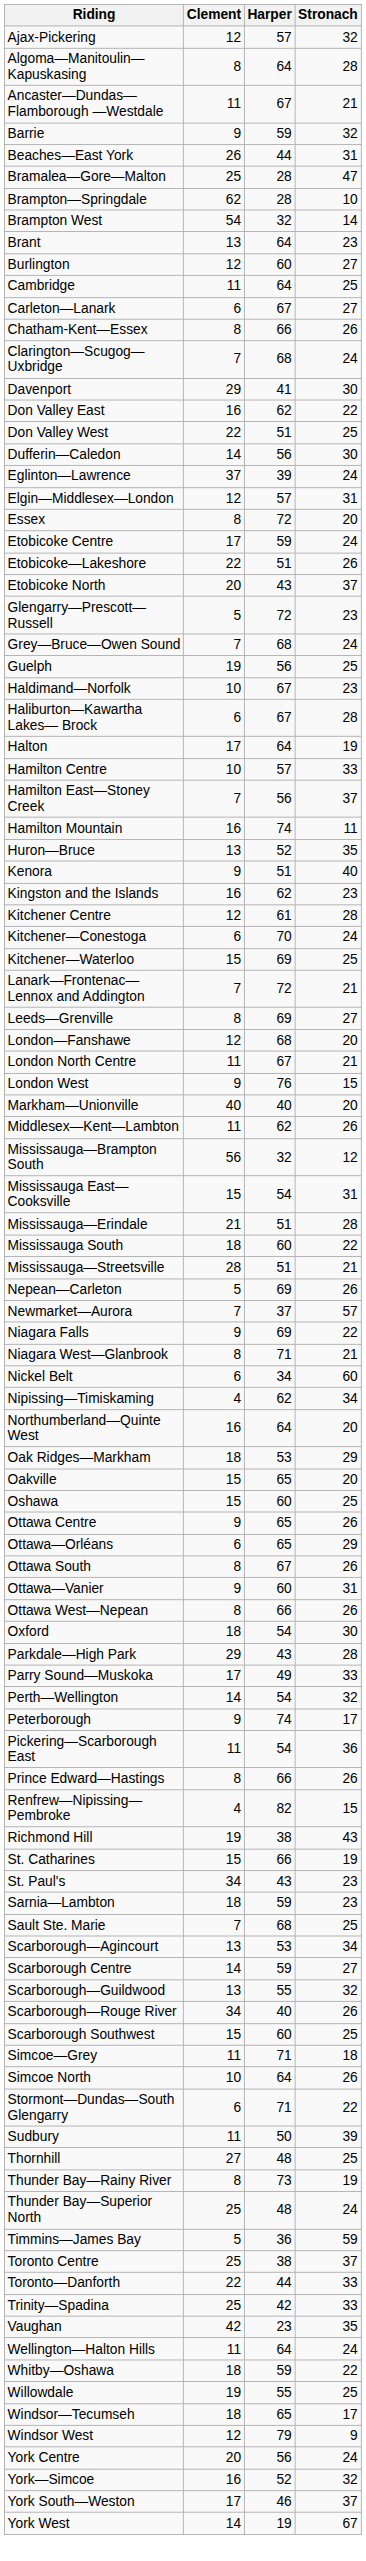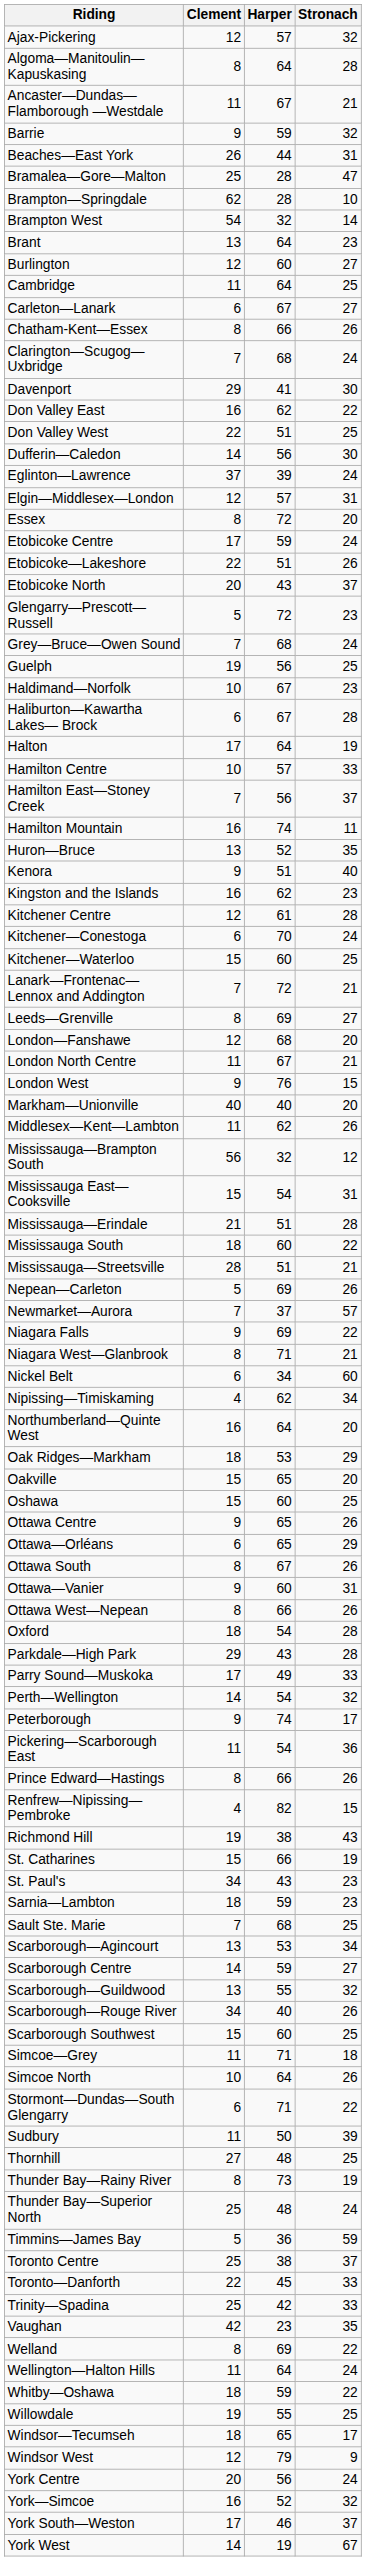(284, 959) 69 -> (284, 959) 60
(350, 1632) 30 -> (350, 1632) 28
(284, 2283) 44 -> (284, 2283) 45
+ row: (32, 2348)
